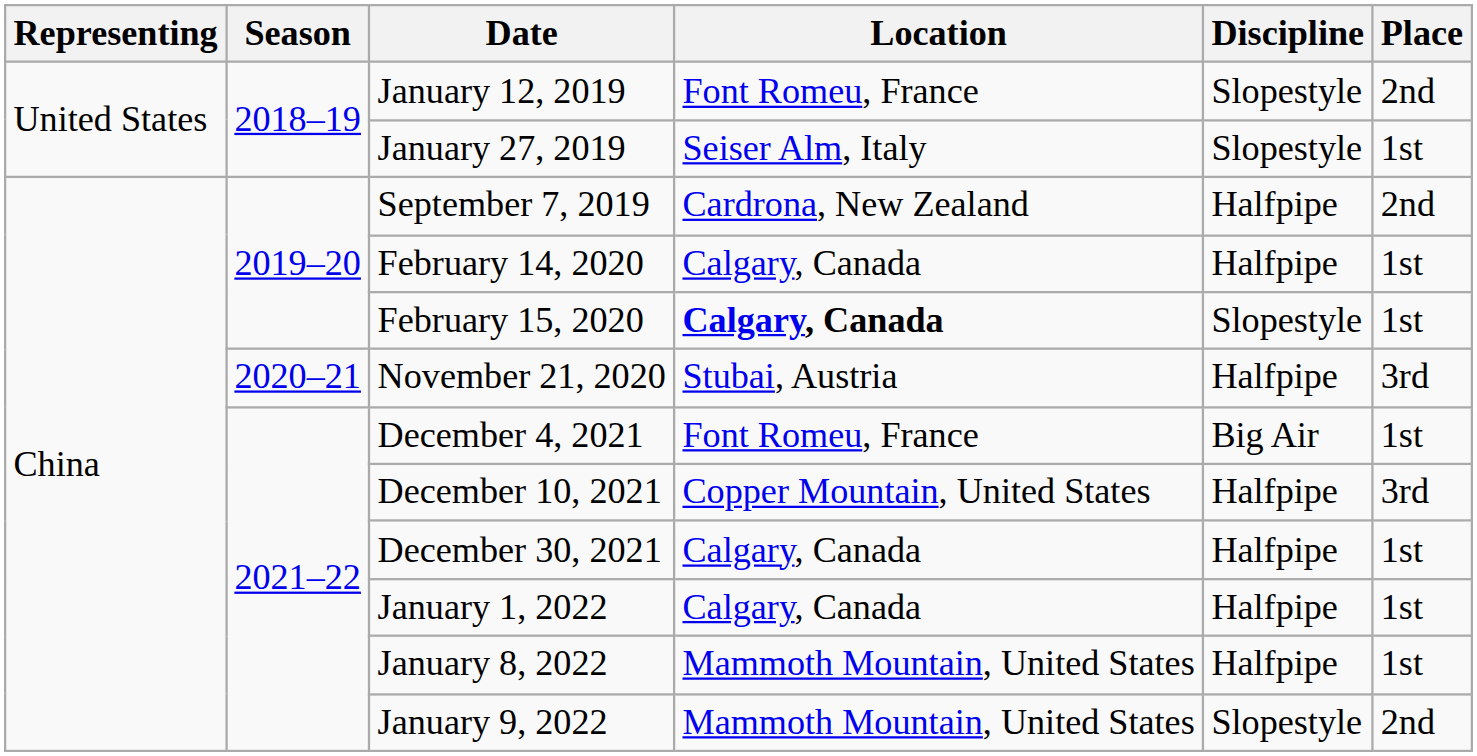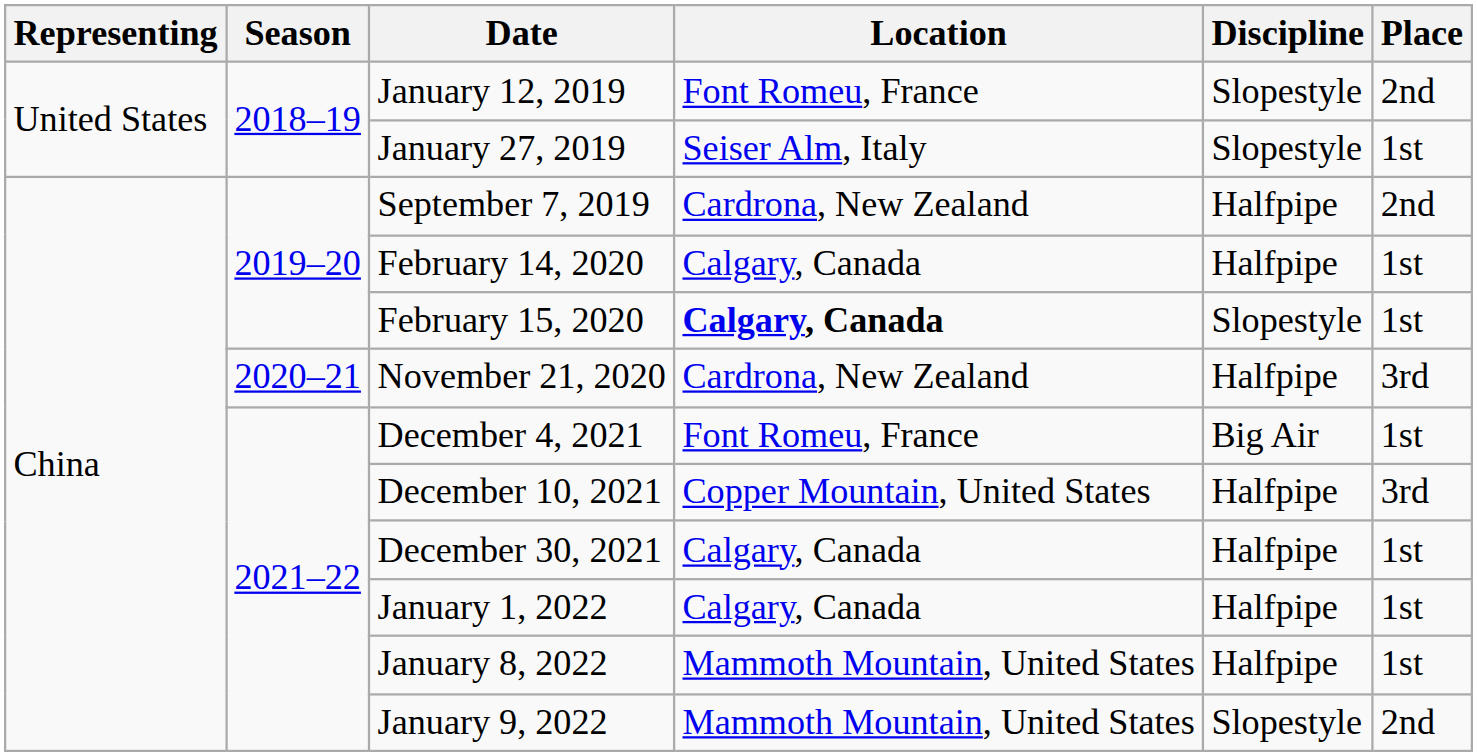(790, 377) Stubai, Austria -> (856, 377) Cardrona, New Zealand
